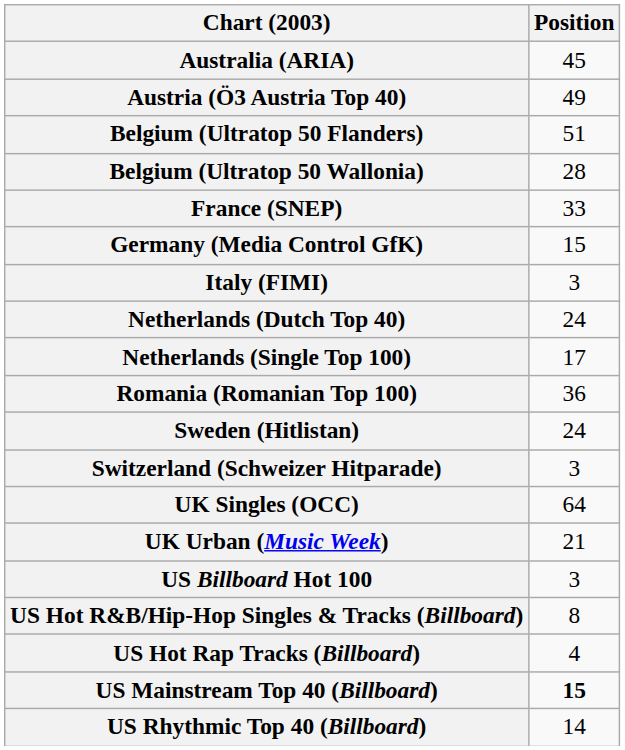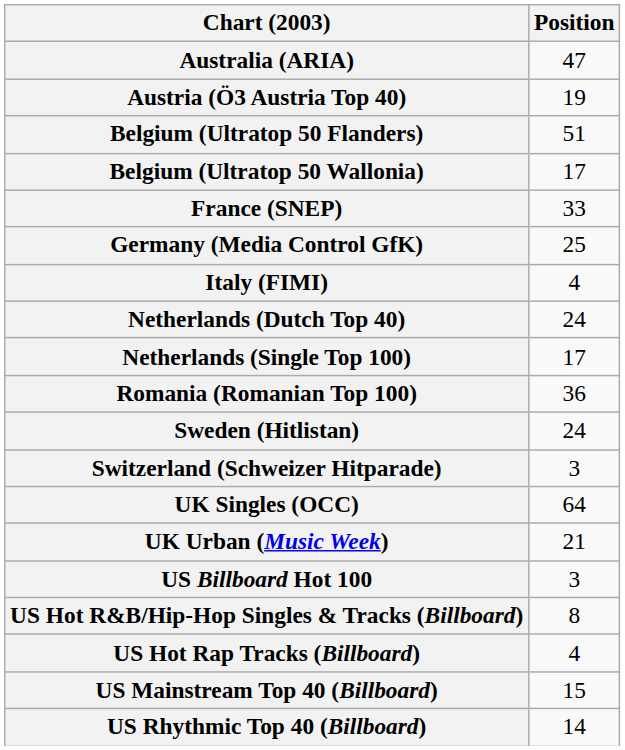(574, 60) 45 -> (574, 60) 47
(574, 97) 49 -> (574, 97) 19
(574, 171) 28 -> (574, 171) 17
(574, 245) 15 -> (574, 245) 25
(574, 282) 3 -> (574, 282) 4
(574, 689) bold -> (574, 689) normal
